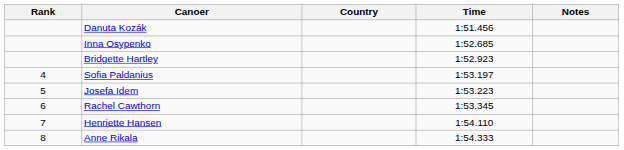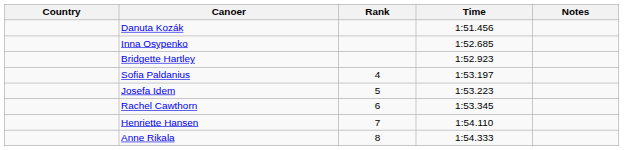columns swapped: (43, 12) <-> (359, 12)
